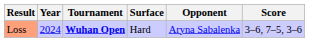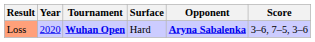(50, 29) 2024 -> (50, 29) 2020
(204, 29) normal -> (207, 29) bold
